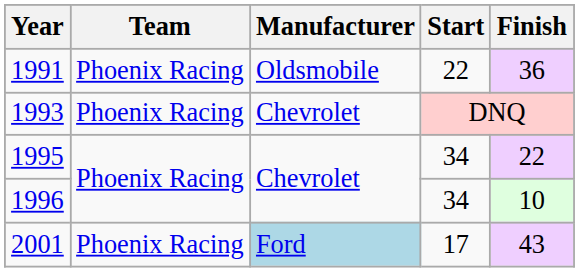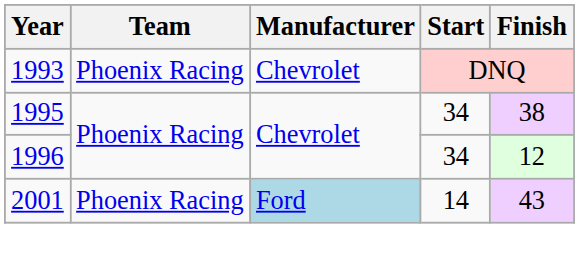- row: (37, 70)
(532, 157) 22 -> (532, 113) 38
(532, 200) 10 -> (532, 157) 12
(456, 243) 17 -> (456, 200) 14
